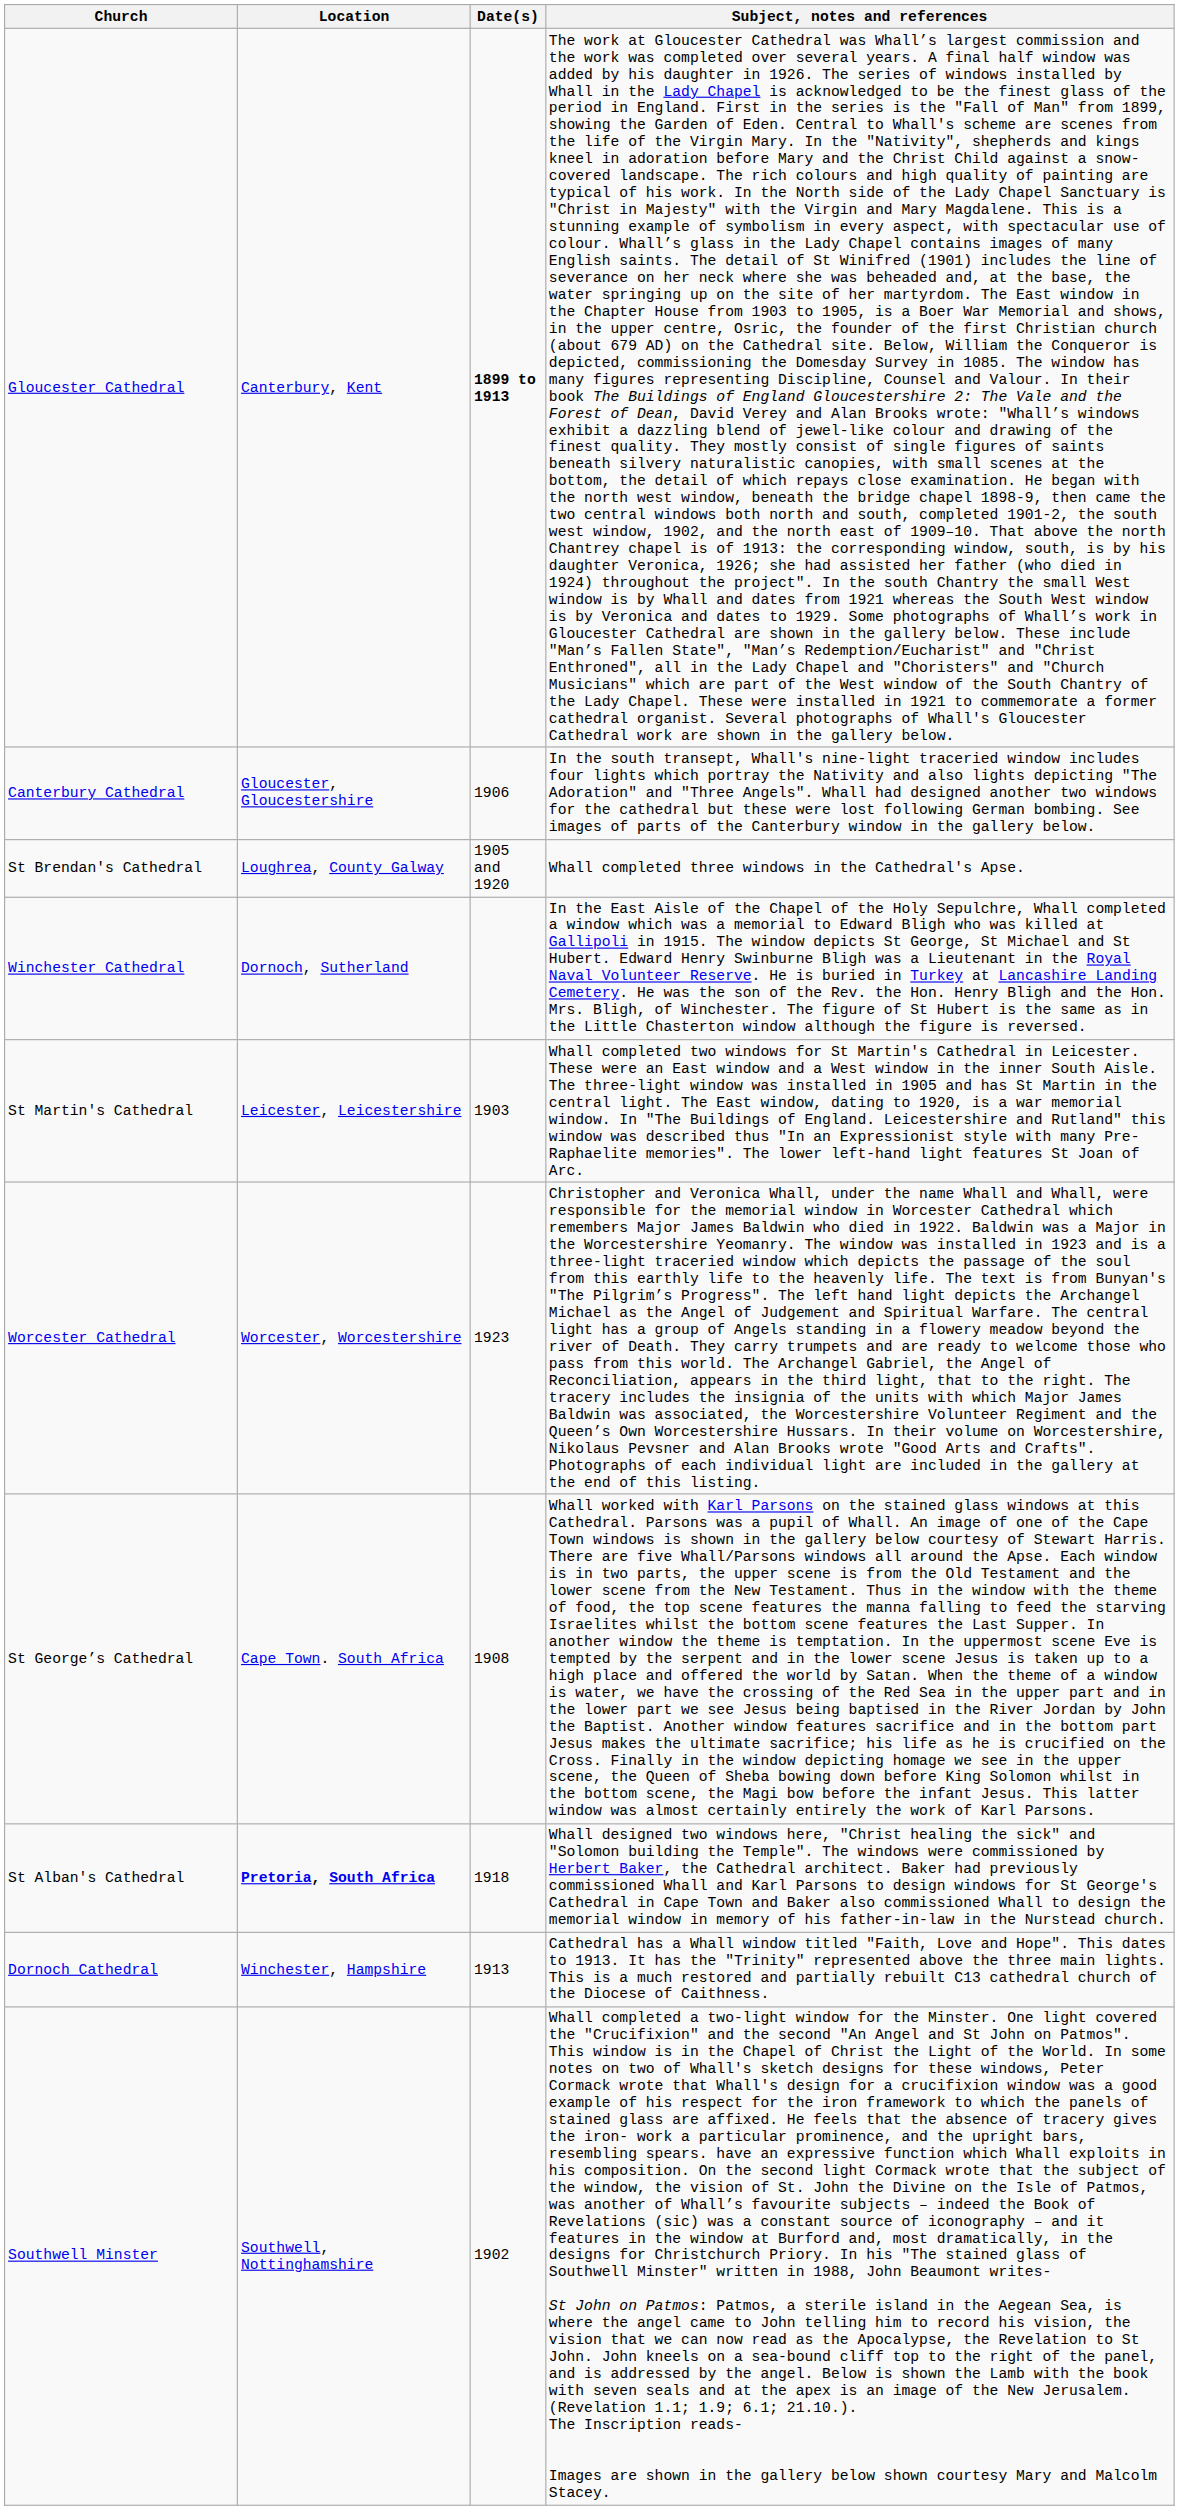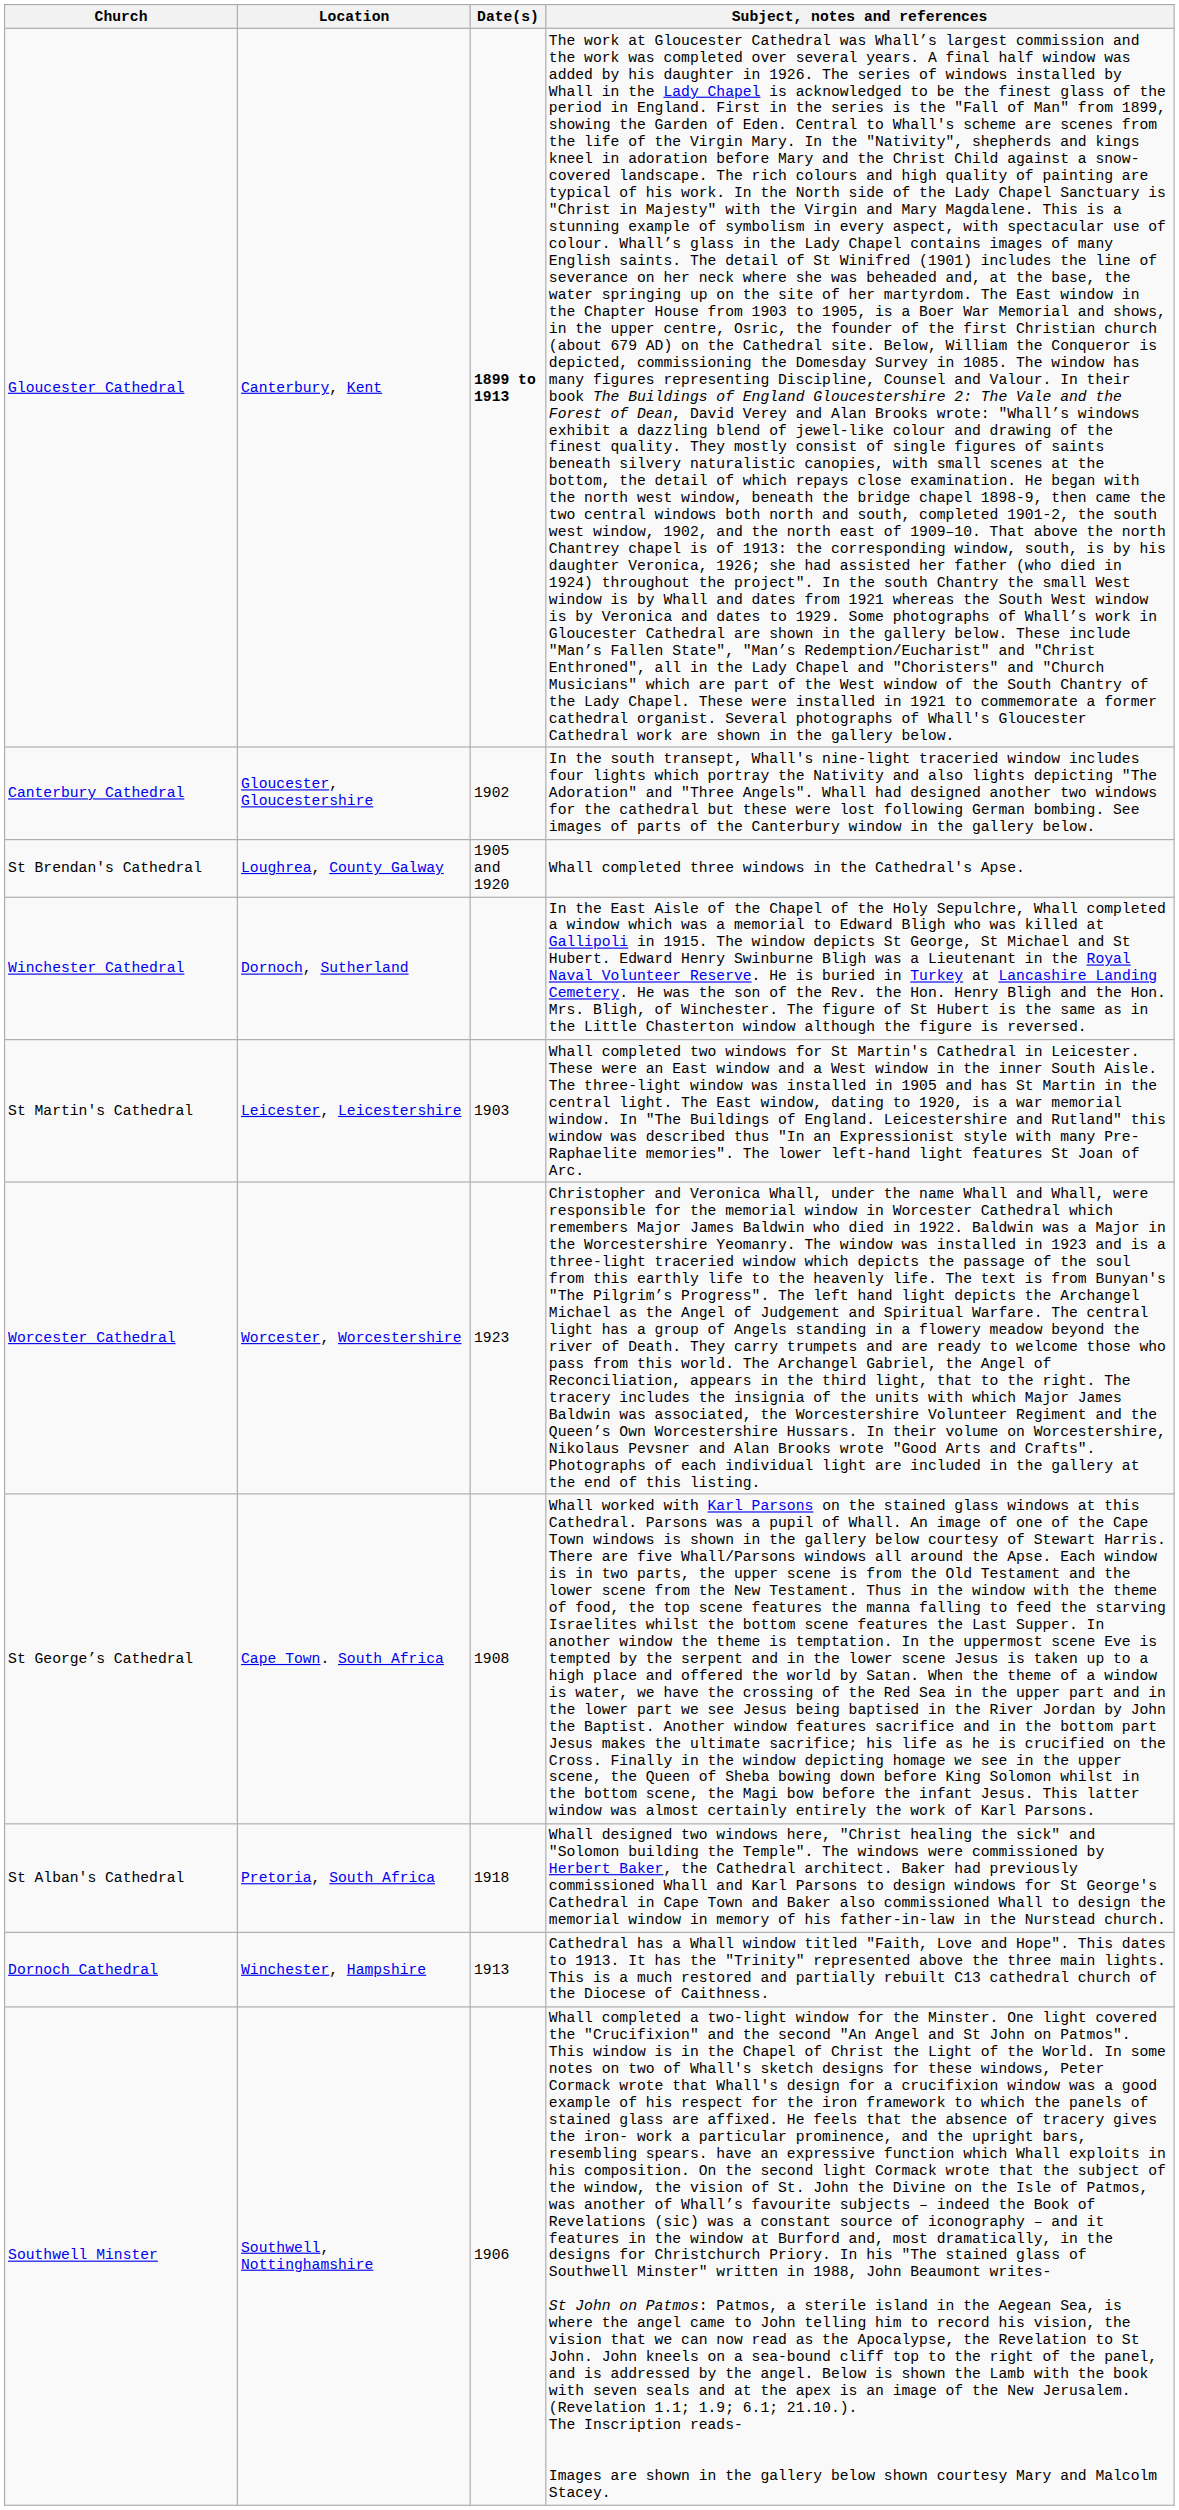(492, 793) 1906 -> (492, 793) 1902
(338, 1878) bold -> (338, 1878) normal
(492, 2256) 1902 -> (492, 2256) 1906
